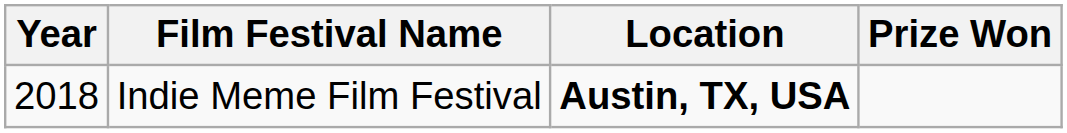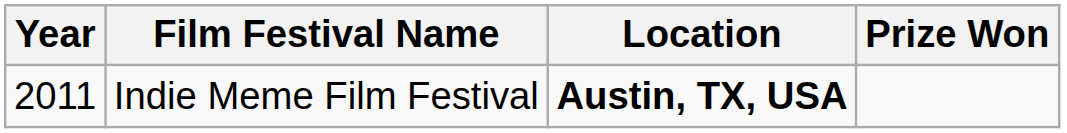(57, 95) 2018 -> (55, 95) 2011
